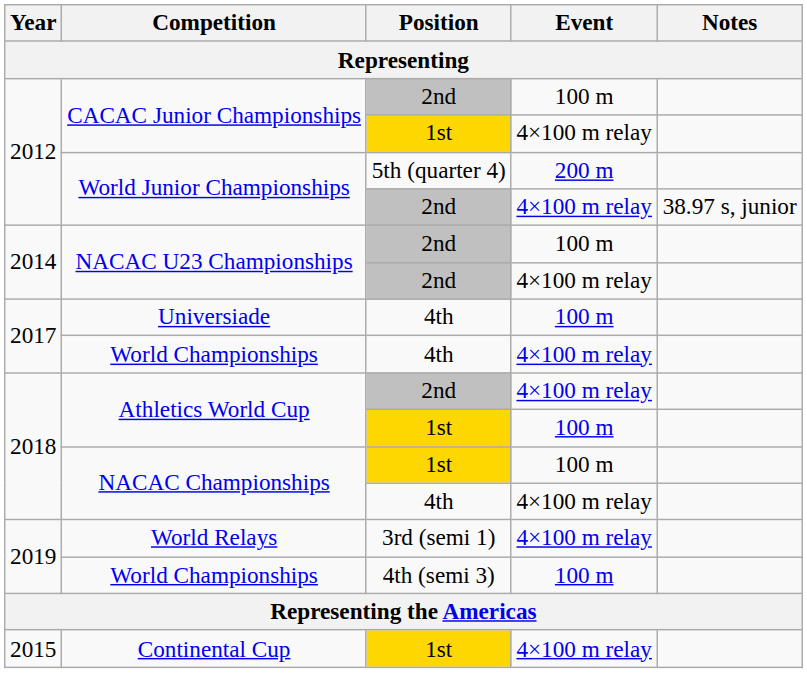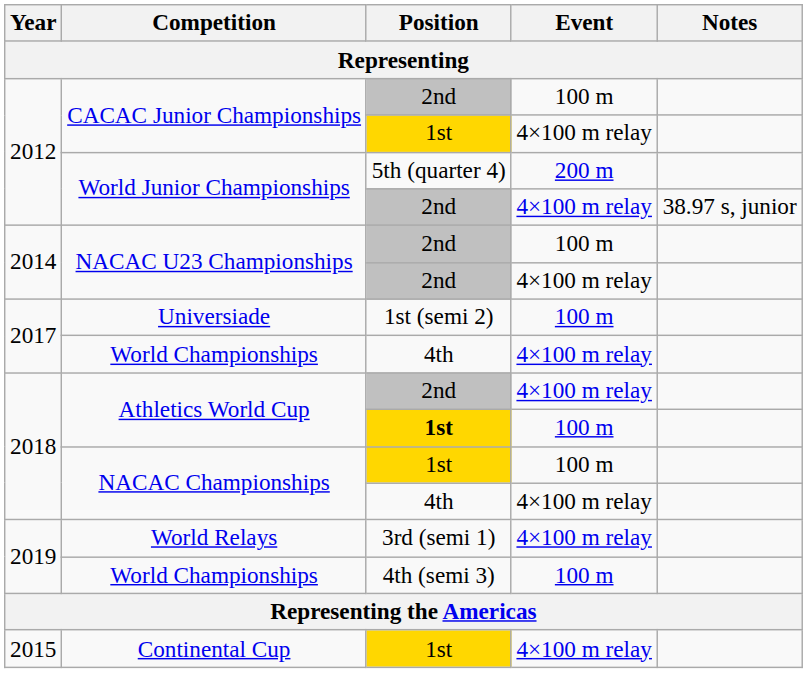(439, 317) 4th -> (439, 317) 1st (semi 2)
(439, 427) normal -> (439, 427) bold
